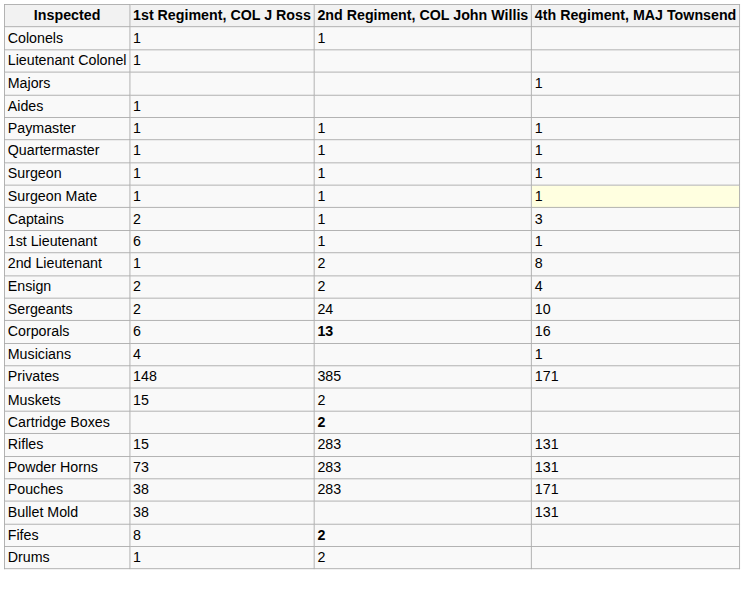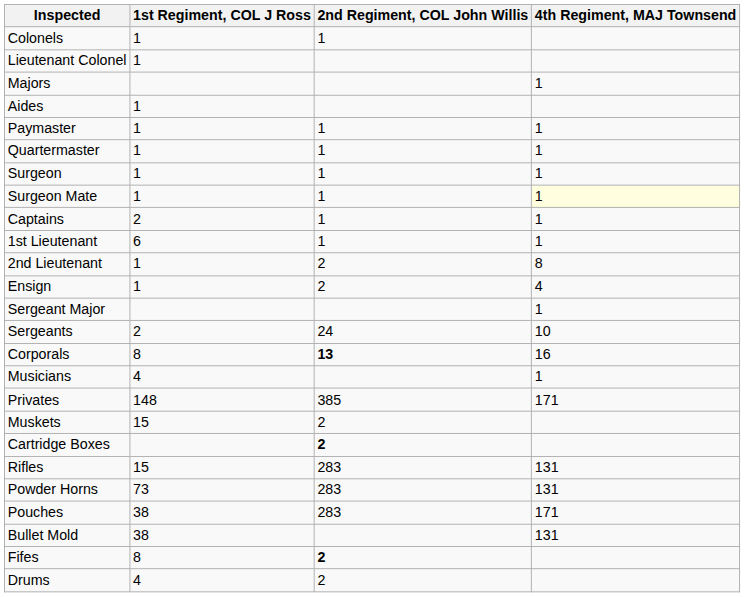(539, 219) 3 -> (539, 219) 1
(137, 286) 2 -> (137, 286) 1
+ row: (56, 309)
(137, 331) 6 -> (137, 354) 8
(137, 557) 1 -> (137, 580) 4
